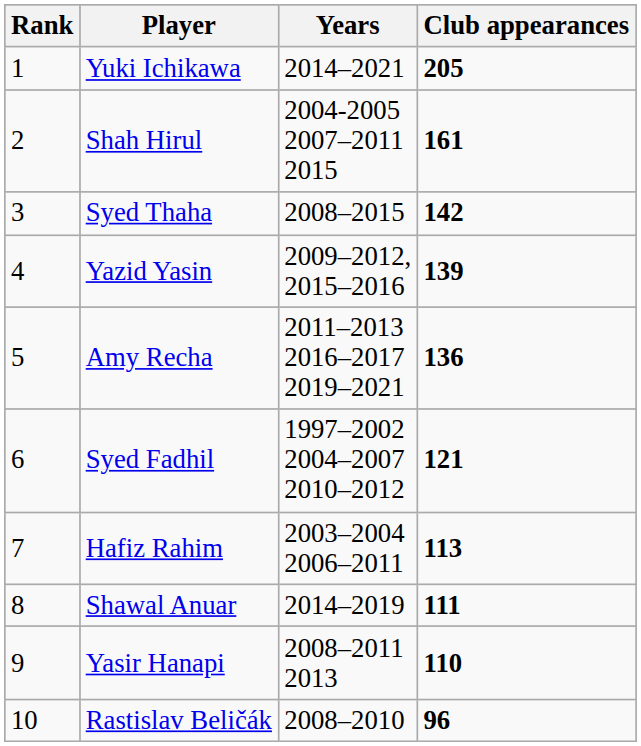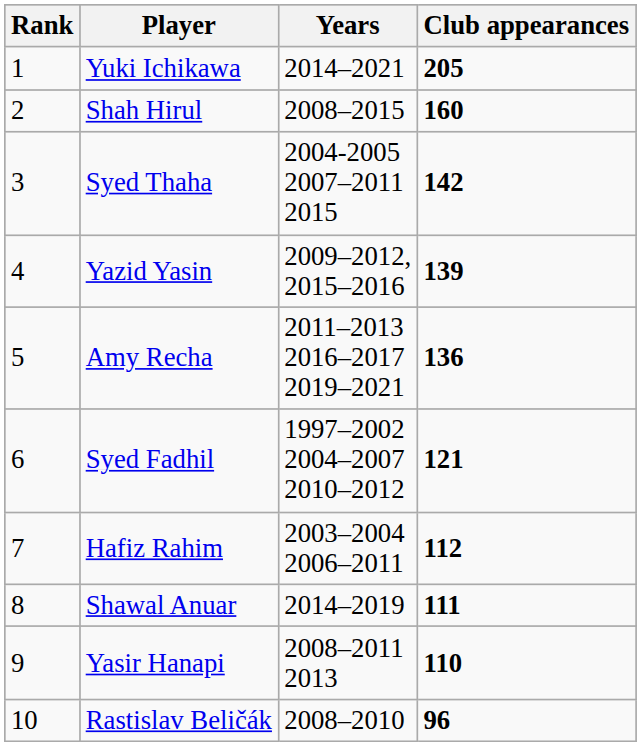(344, 140) 2004-2005 2007–2011 2015 -> (344, 110) 2008–2015
(444, 140) 161 -> (444, 110) 160
(344, 212) 2008–2015 -> (344, 182) 2004-2005 2007–2011 2015
(443, 547) 113 -> (443, 547) 112
